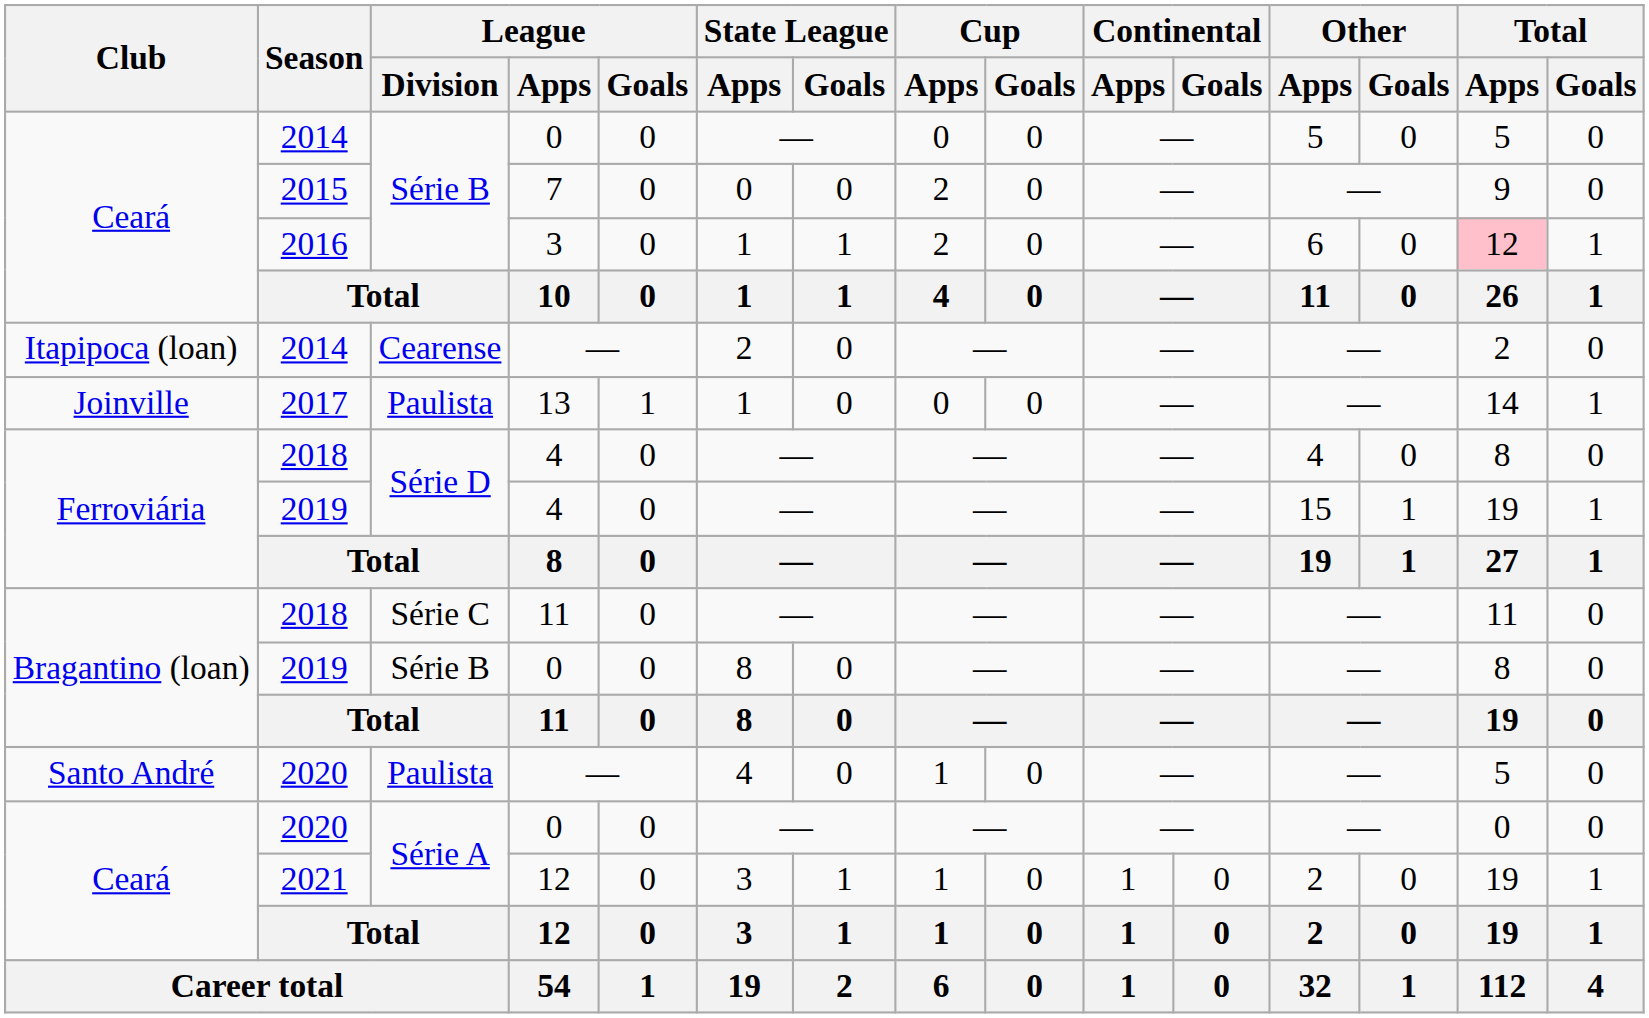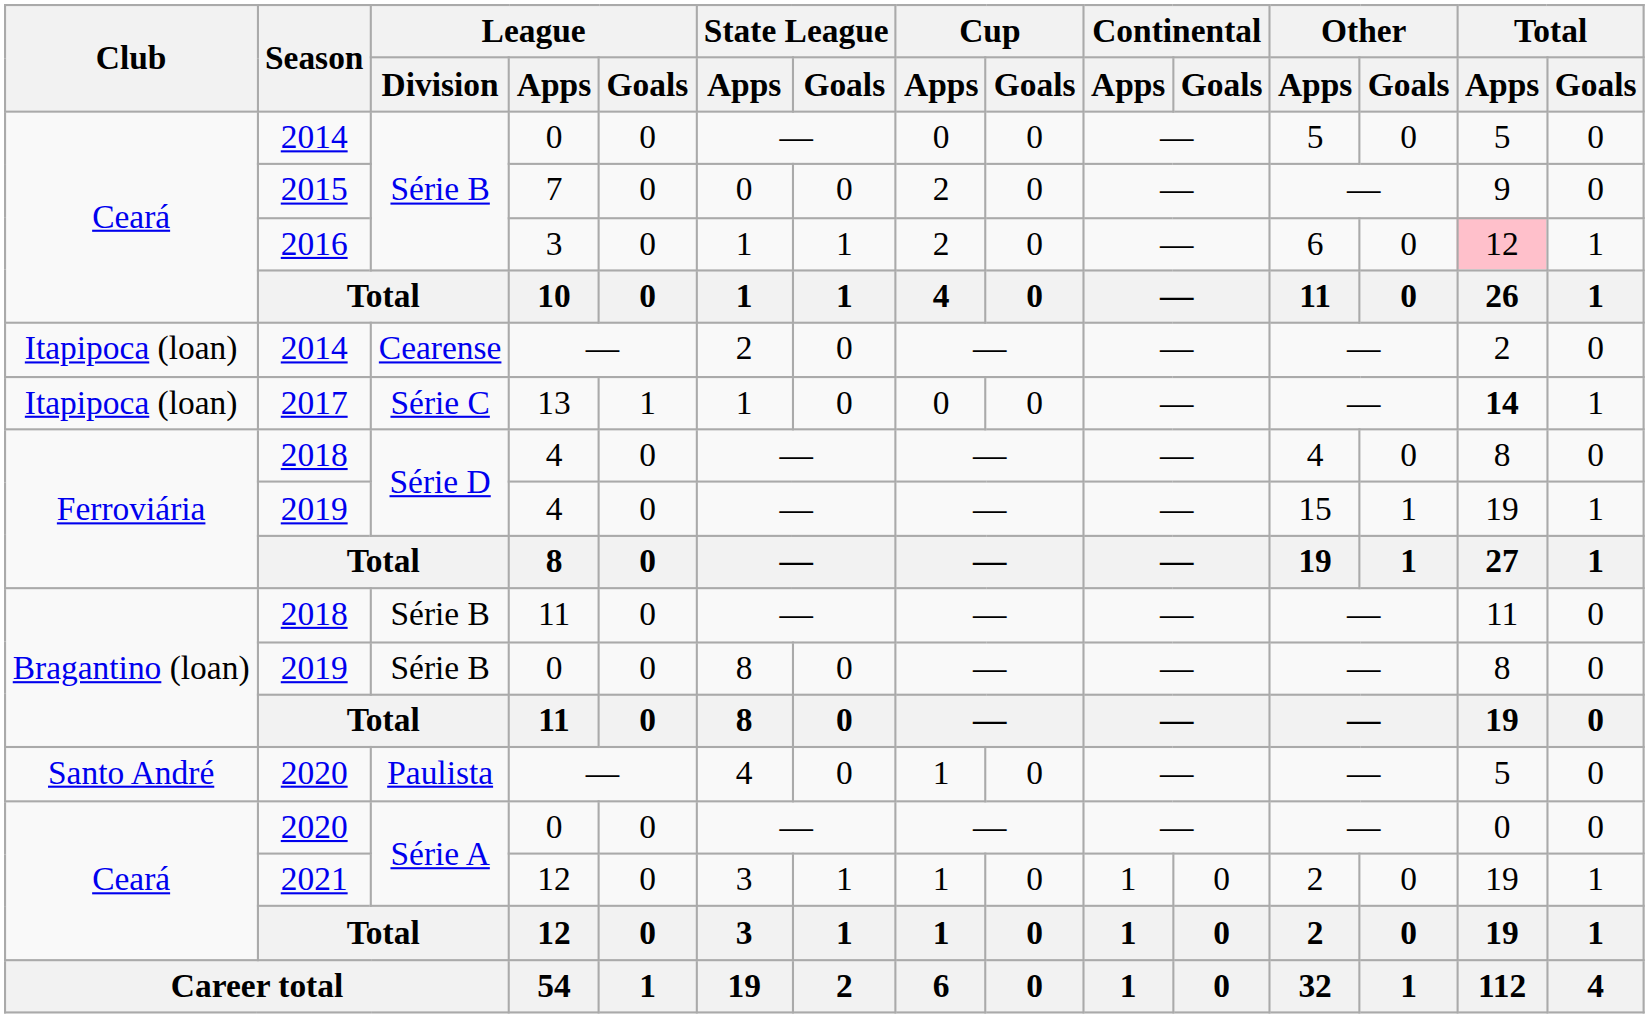(131, 402) Joinville -> (131, 402) Itapipoca (loan)
(440, 402) Paulista -> (440, 402) Série C
(1502, 402) normal -> (1502, 402) bold
(440, 614) Série C -> (440, 614) Série B
